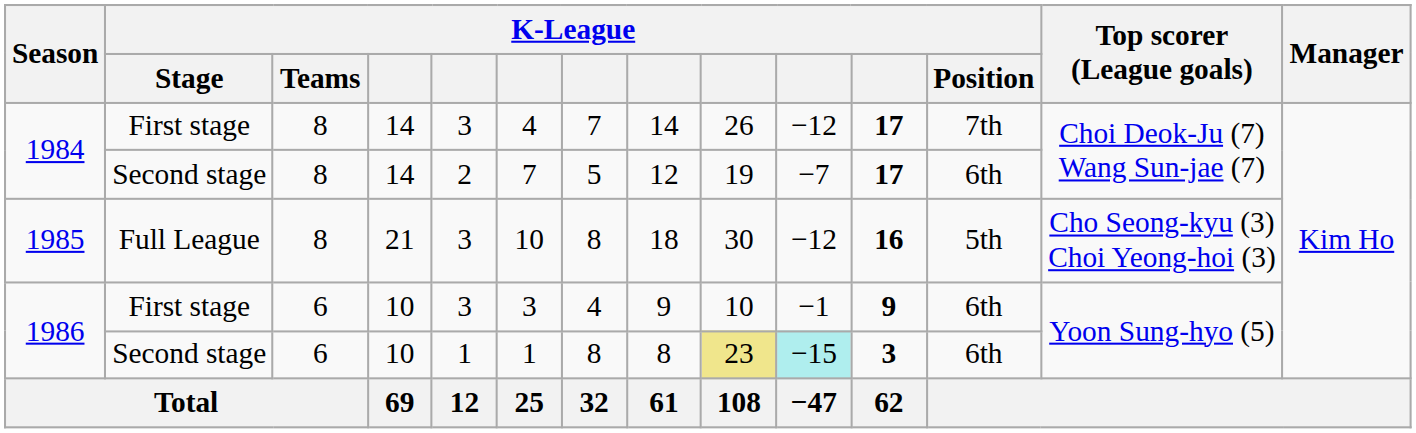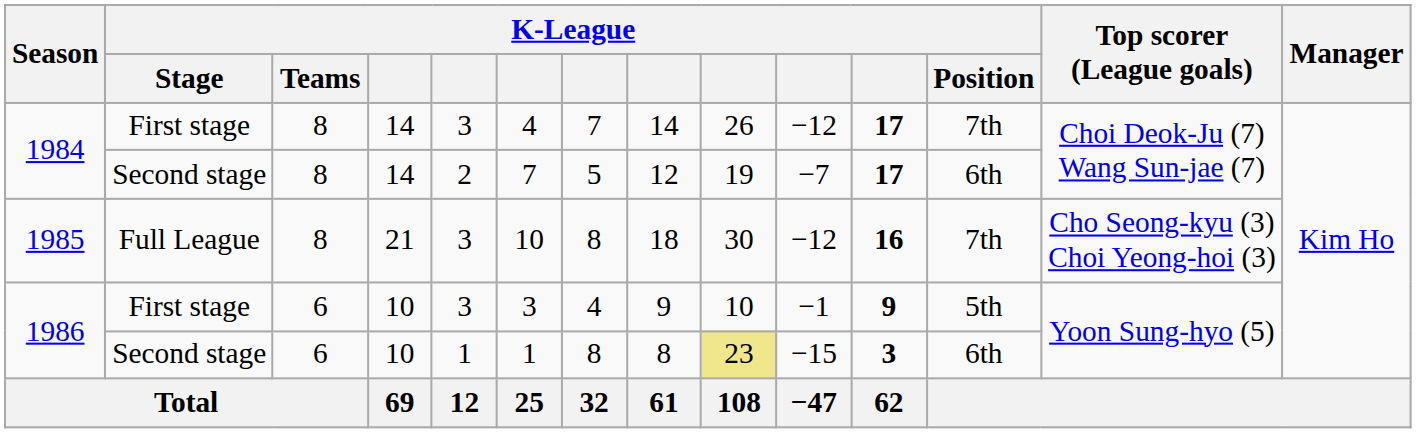(984, 240) 5th -> (984, 240) 7th
(984, 306) 6th -> (984, 306) 5th
(814, 354) paleturquoise background -> (814, 354) no background
